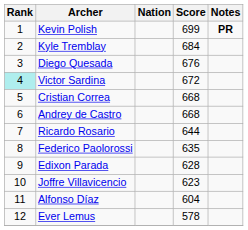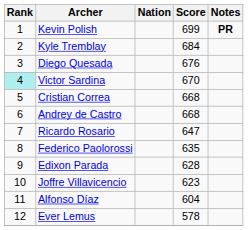(191, 81) 672 -> (191, 81) 670
(191, 132) 644 -> (191, 132) 647
